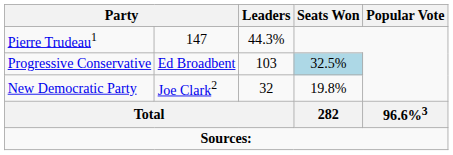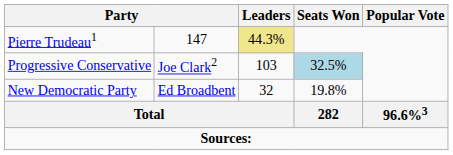(266, 39) no background -> (266, 39) khaki background
(197, 64) Ed Broadbent -> (187, 66) Joe Clark2
(187, 88) Joe Clark2 -> (197, 90) Ed Broadbent
